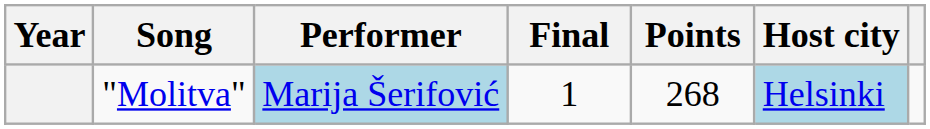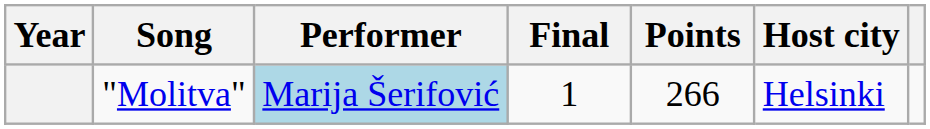(693, 93) 268 -> (693, 93) 266
(824, 93) lightblue background -> (824, 93) no background
